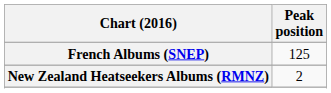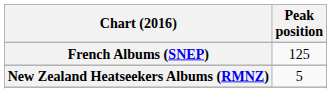(299, 76) 2 -> (299, 76) 5
